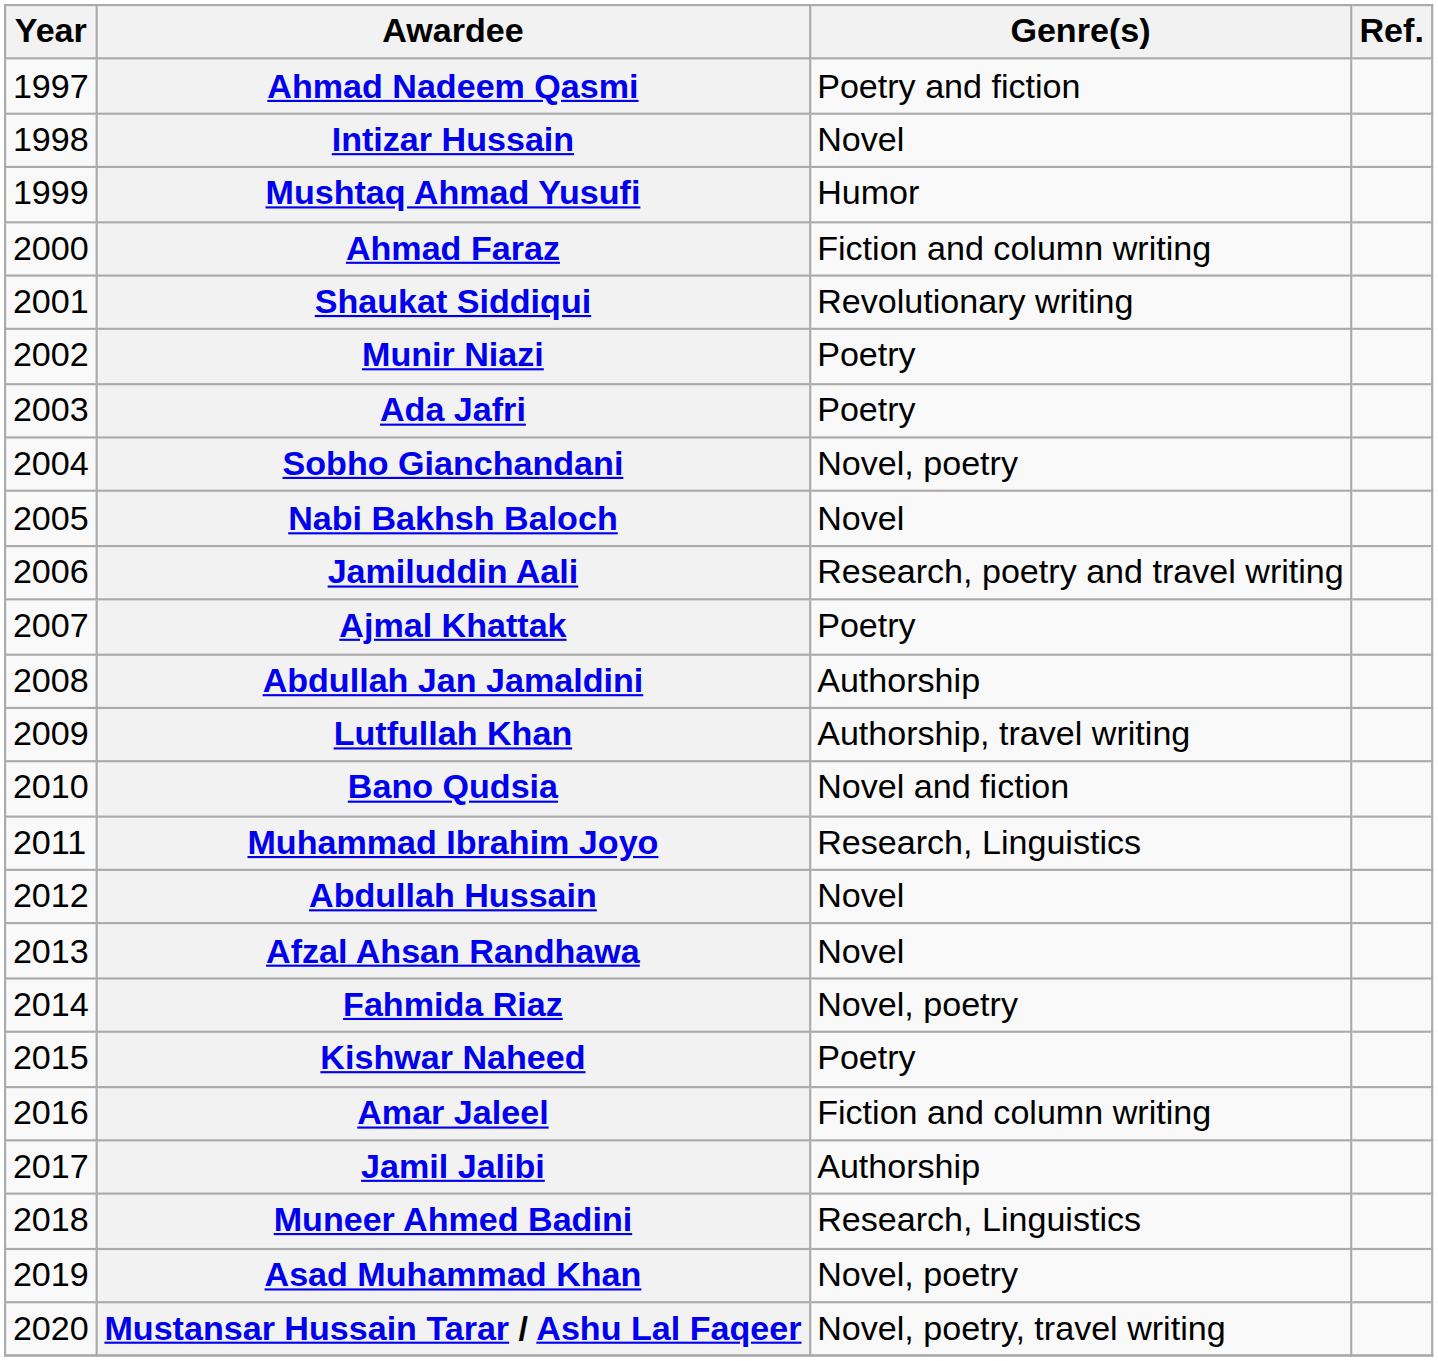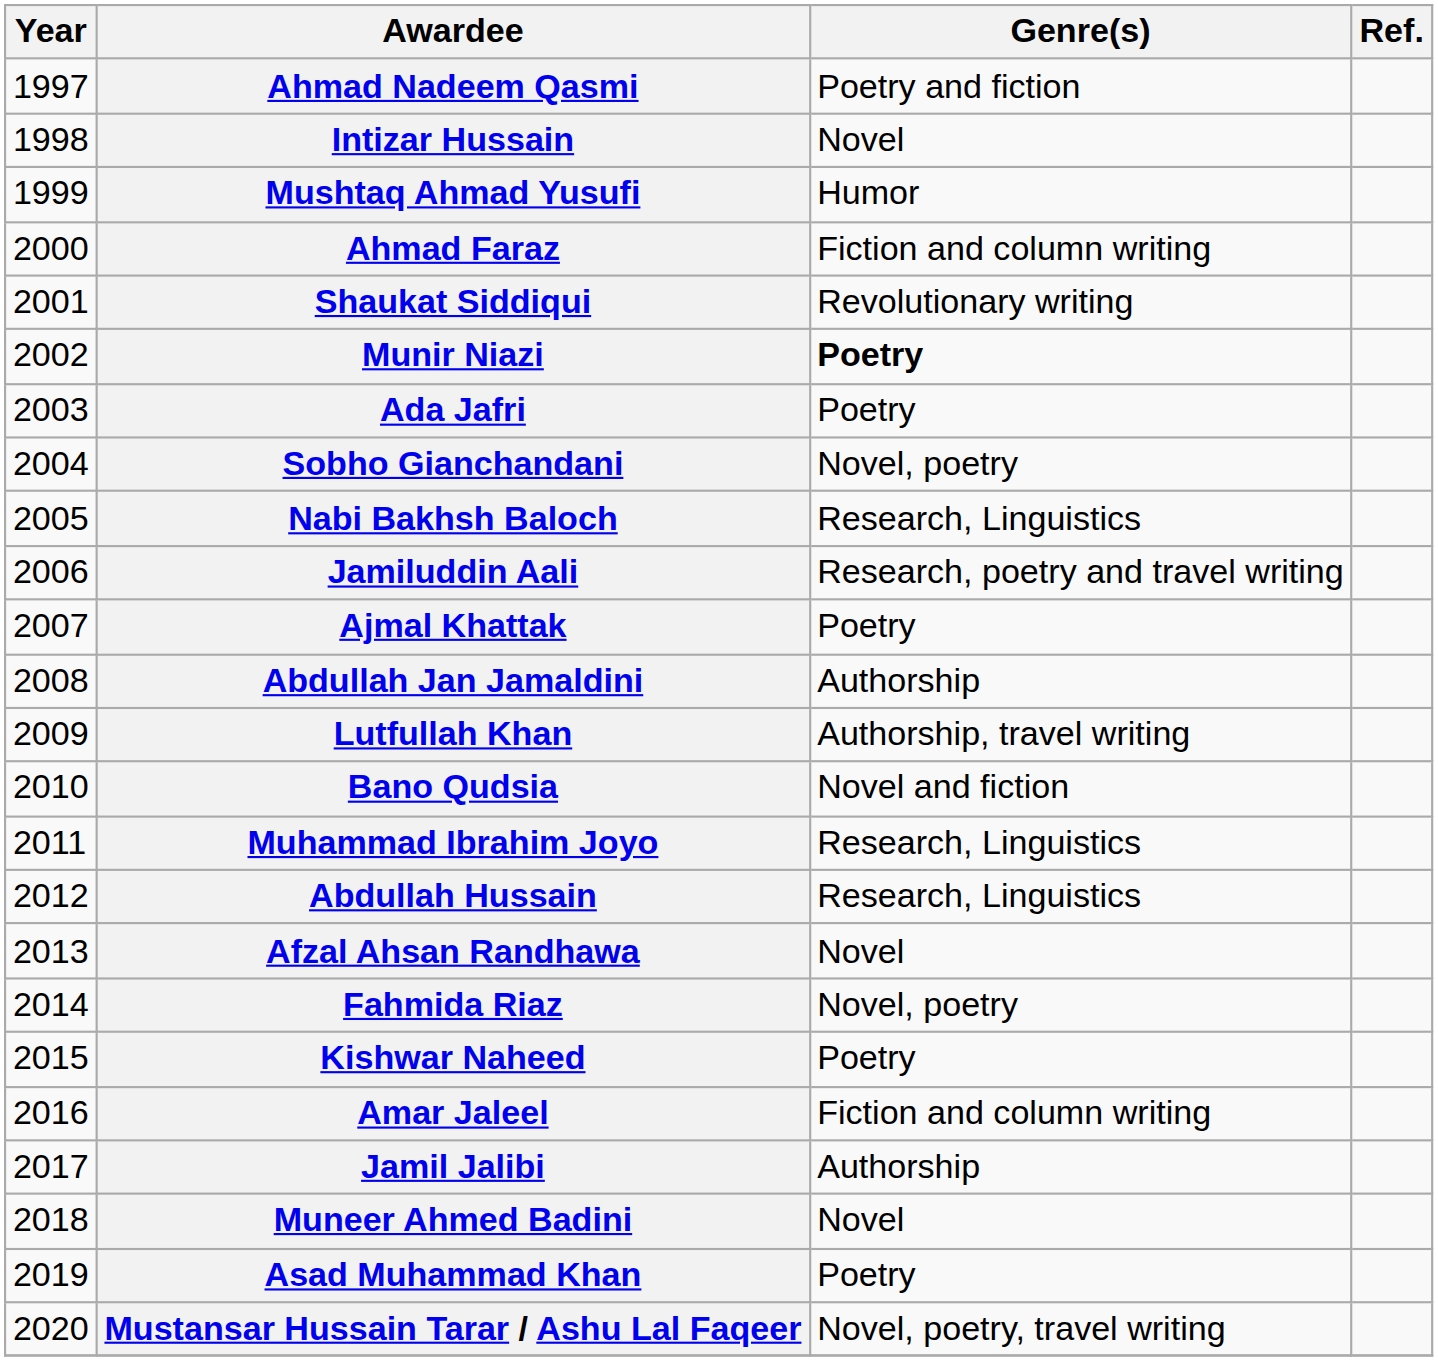(866, 355) normal -> (870, 355) bold
(861, 517) Novel -> (979, 517) Research, Linguistics
(861, 896) Novel -> (979, 896) Research, Linguistics
(979, 1220) Research, Linguistics -> (861, 1220) Novel
(918, 1274) Novel, poetry -> (866, 1274) Poetry
